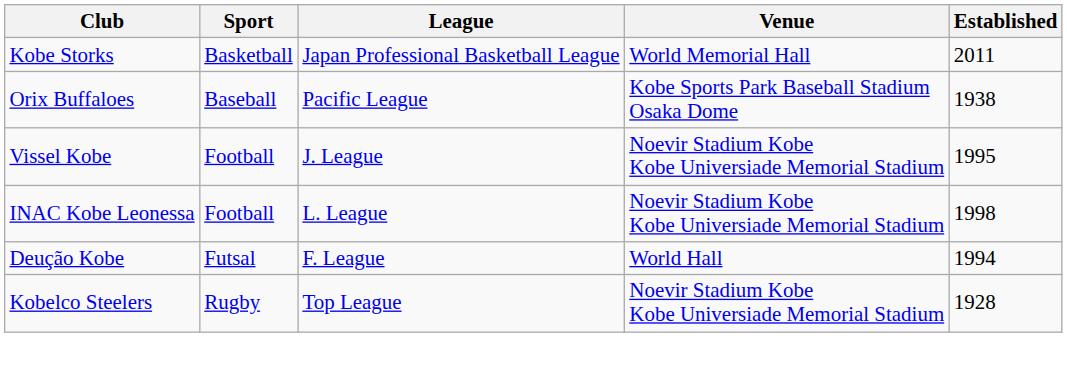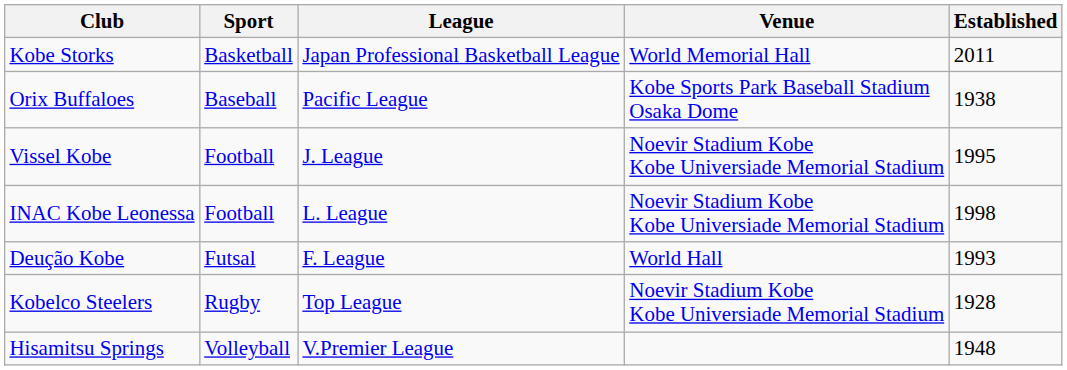(975, 258) 1994 -> (975, 258) 1993
+ row: (87, 348)
